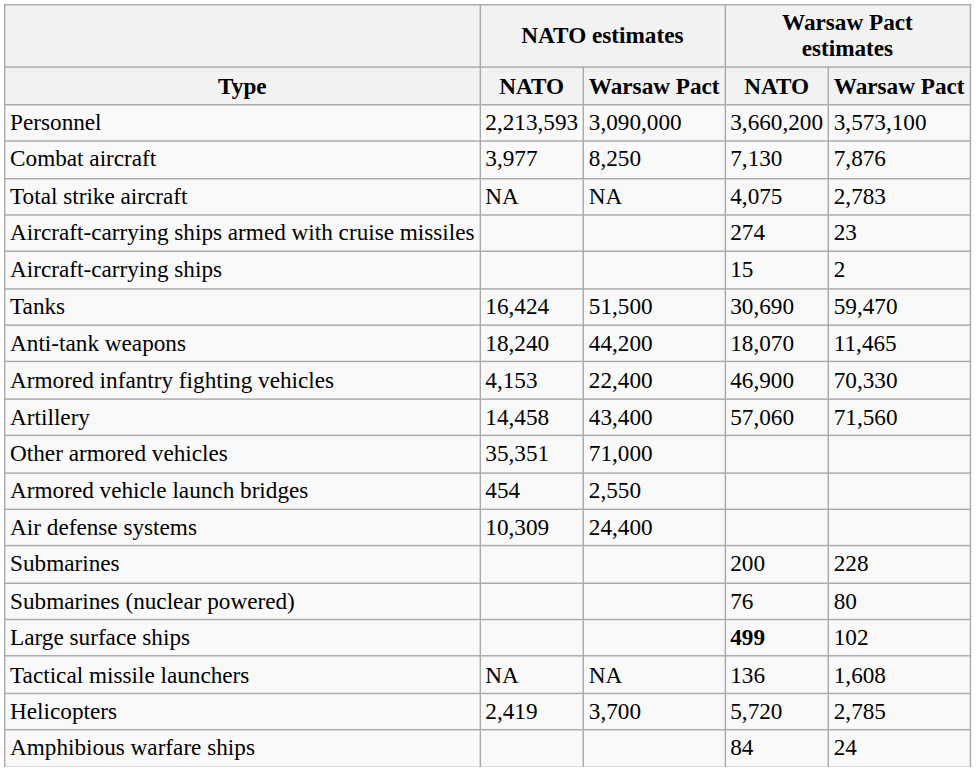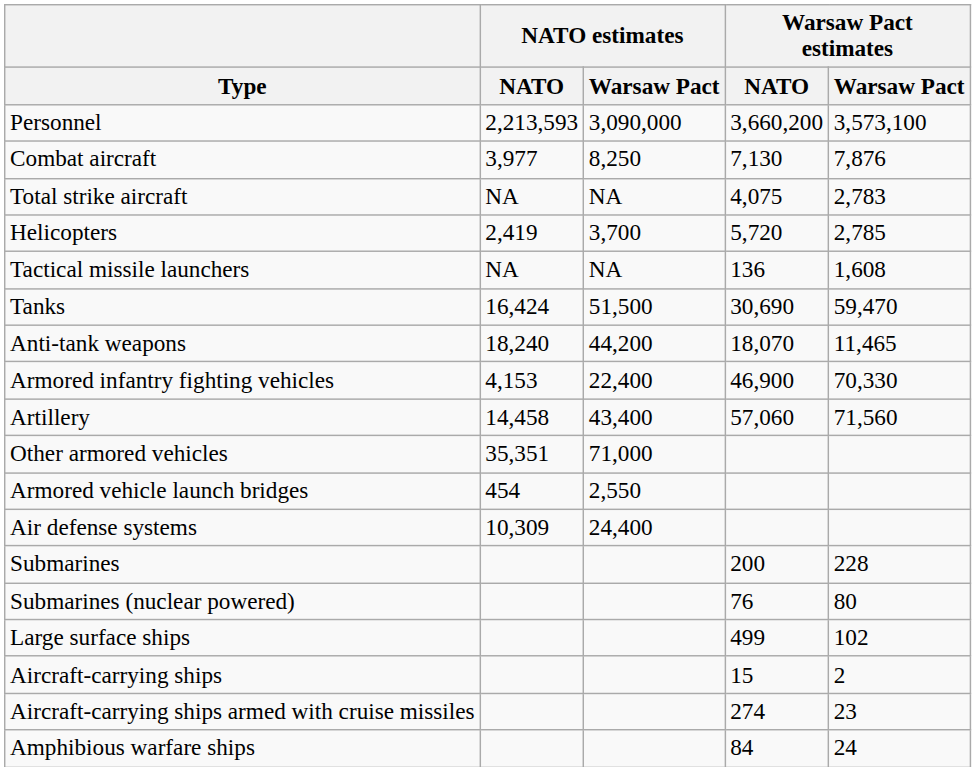rows swapped: (64, 711) <-> (242, 232)
rows swapped: (130, 674) <-> (116, 269)
(748, 637) bold -> (748, 637) normal
